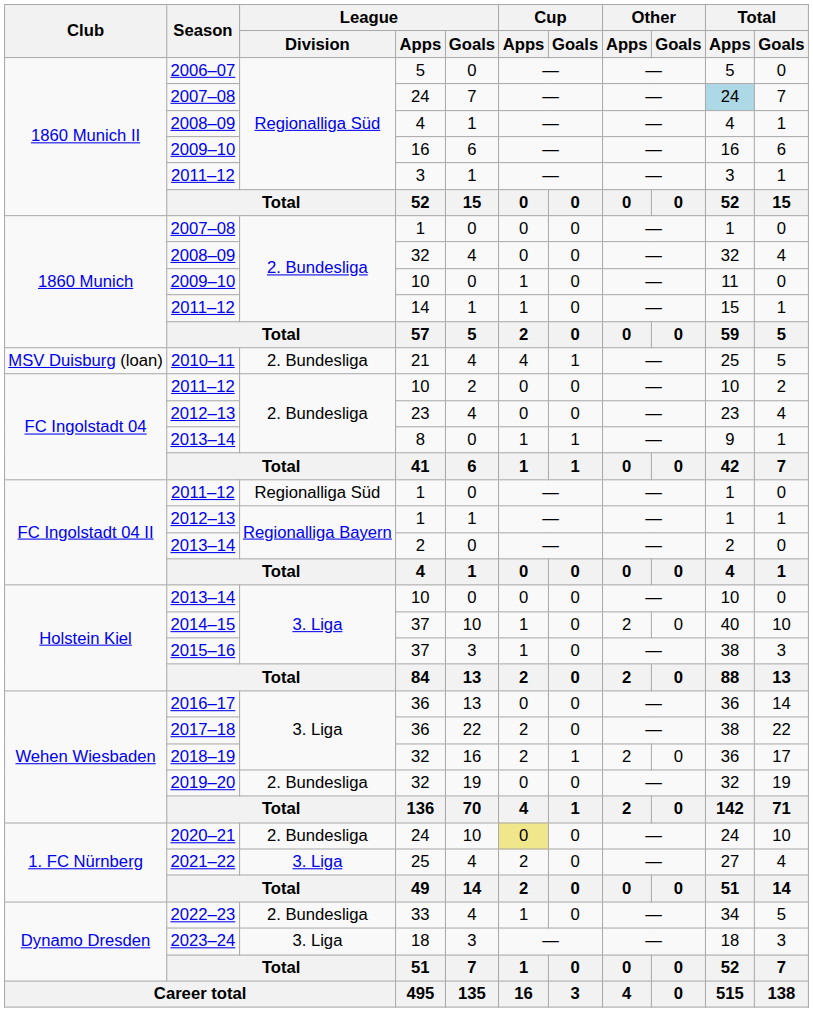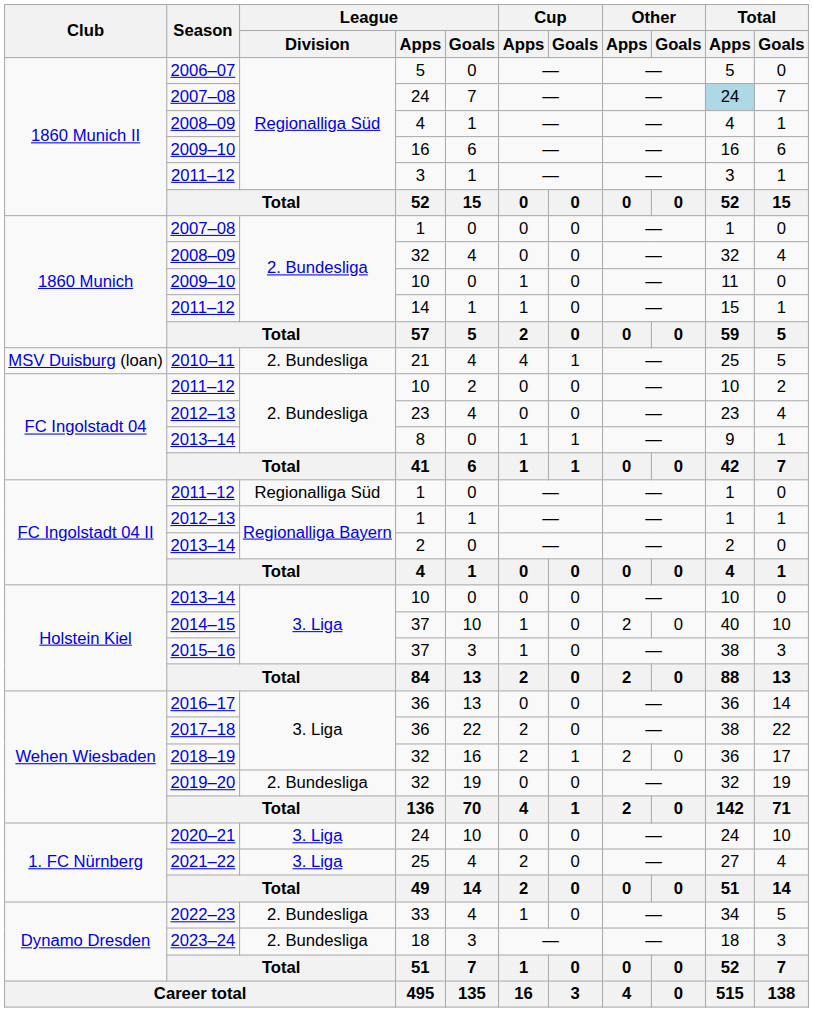(317, 835) 2. Bundesliga -> (317, 835) 3. Liga
(524, 835) khaki background -> (524, 835) no background
(317, 941) 3. Liga -> (317, 941) 2. Bundesliga
